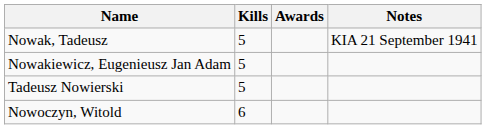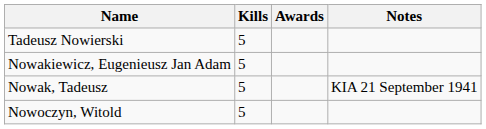rows swapped: (58, 40) <-> (66, 87)
(242, 111) 6 -> (242, 111) 5
